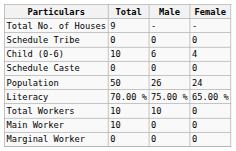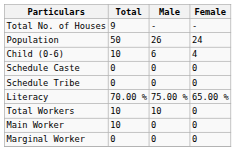rows swapped: (33, 82) <-> (43, 40)
